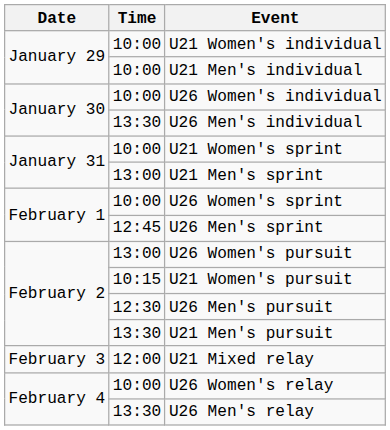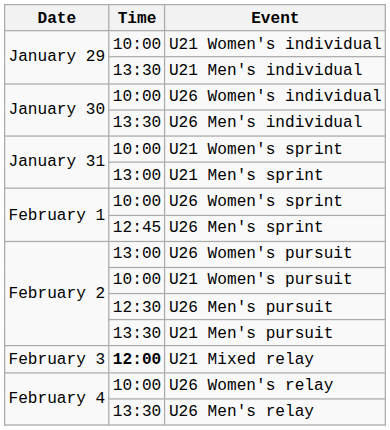(137, 70) 10:00 -> (137, 70) 13:30
(137, 280) 10:15 -> (137, 280) 10:00
(137, 359) normal -> (137, 359) bold
